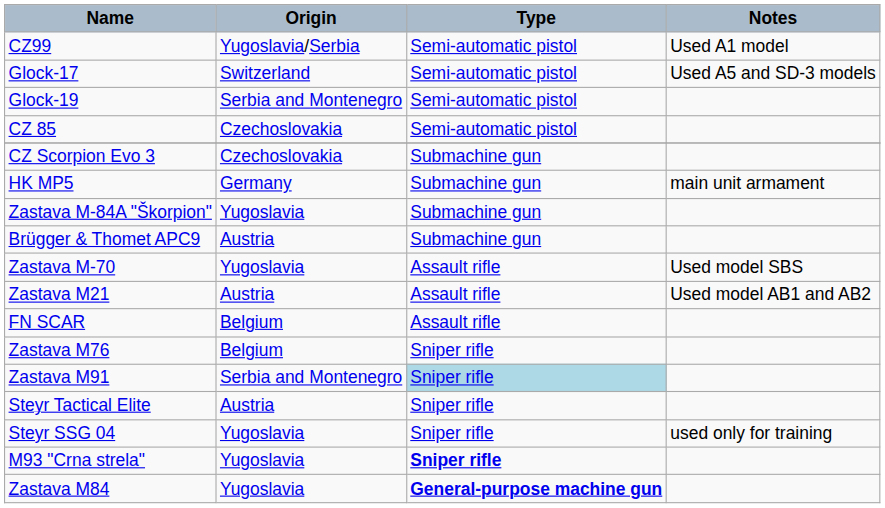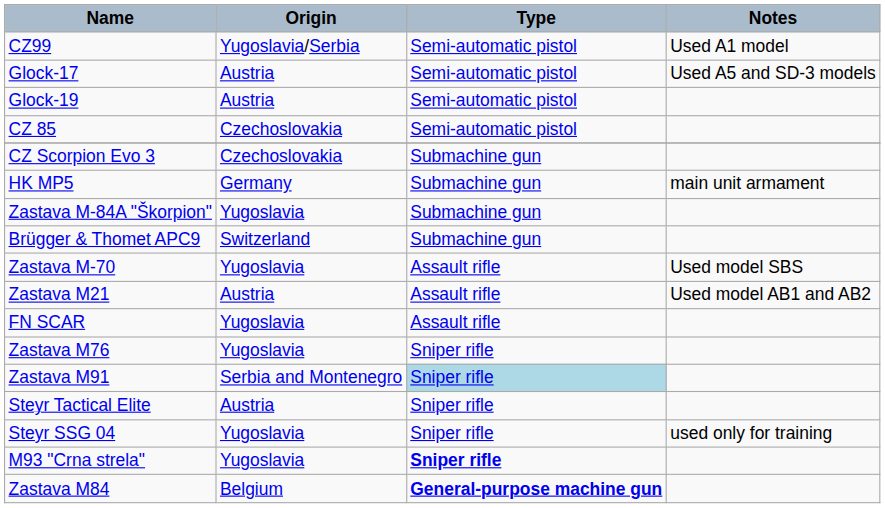(265, 73) Switzerland -> (247, 73) Austria
(311, 101) Serbia and Montenegro -> (247, 101) Austria
(247, 239) Austria -> (265, 239) Switzerland
(251, 322) Belgium -> (262, 322) Yugoslavia
(251, 350) Belgium -> (262, 350) Yugoslavia
(262, 488) Yugoslavia -> (251, 488) Belgium
